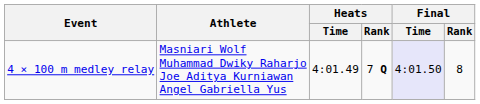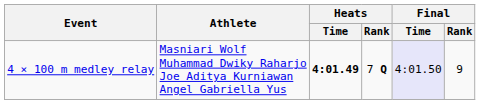(335, 70) normal -> (335, 70) bold
(460, 70) 8 -> (460, 70) 9
